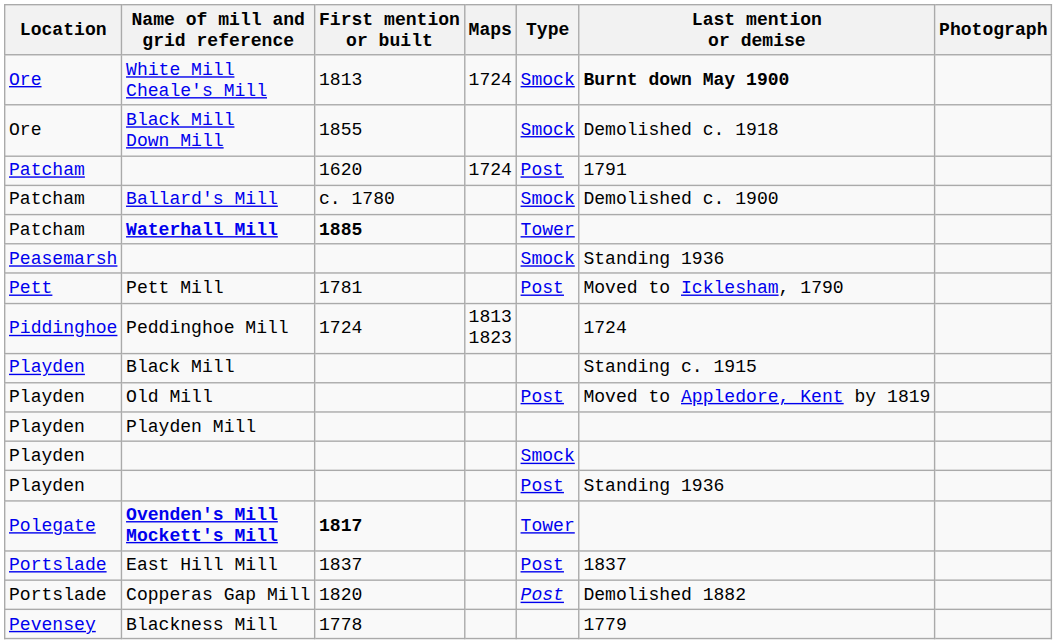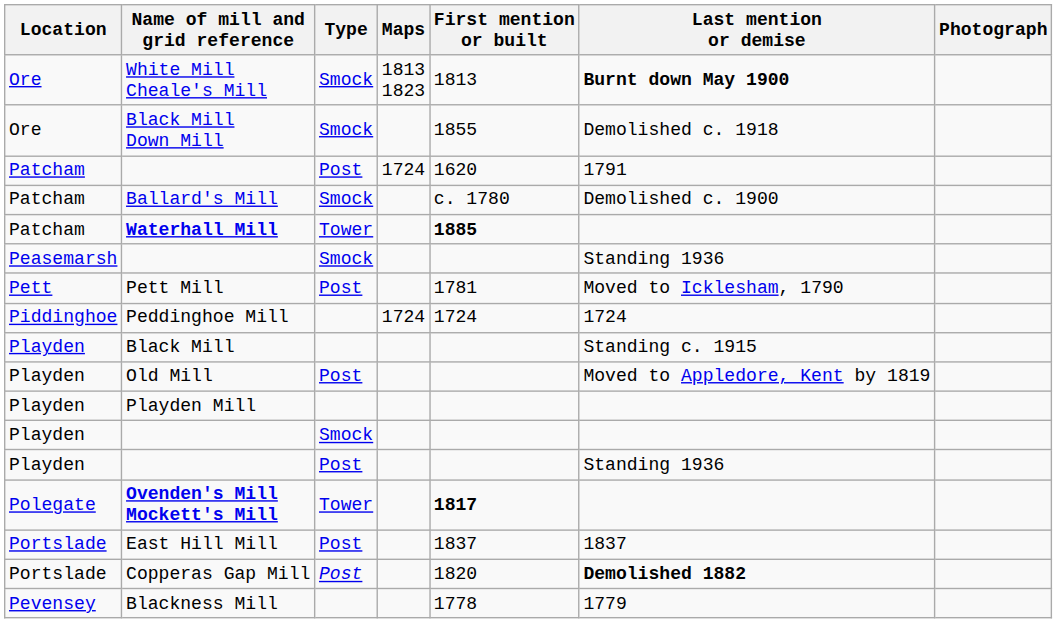columns swapped: (548, 30) <-> (389, 30)
(490, 80) 1724 -> (404, 80) 1813 1823
(490, 328) 1813 1823 -> (404, 318) 1724
(665, 595) normal -> (665, 574) bold
